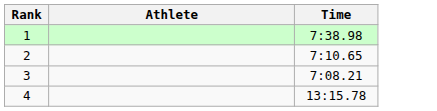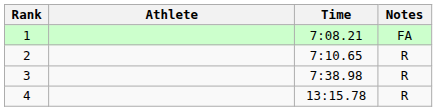+ column: (404, 15)
(336, 35) 7:38.98 -> (336, 35) 7:08.21
(336, 76) 7:08.21 -> (336, 76) 7:38.98
